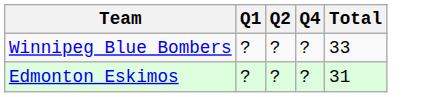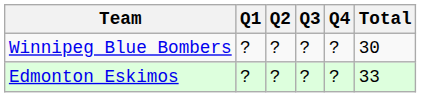+ column: (310, 19)
(340, 48) 33 -> (369, 48) 30
(340, 77) 31 -> (369, 77) 33
